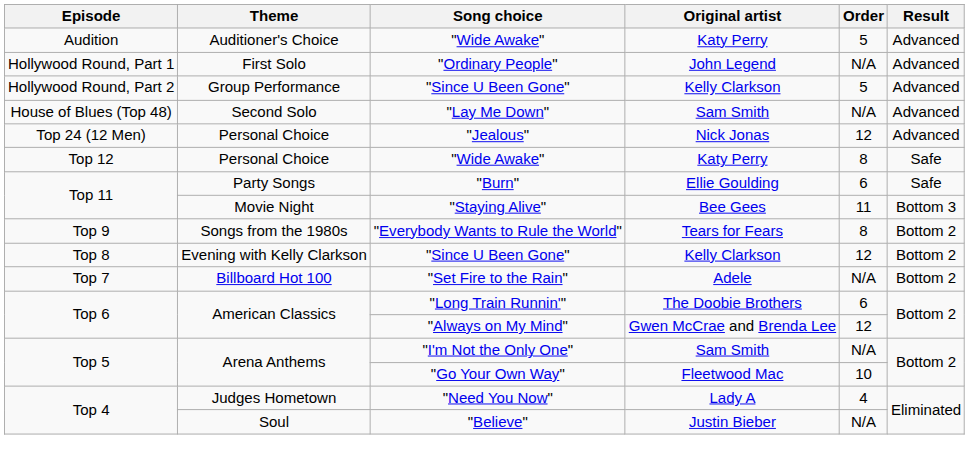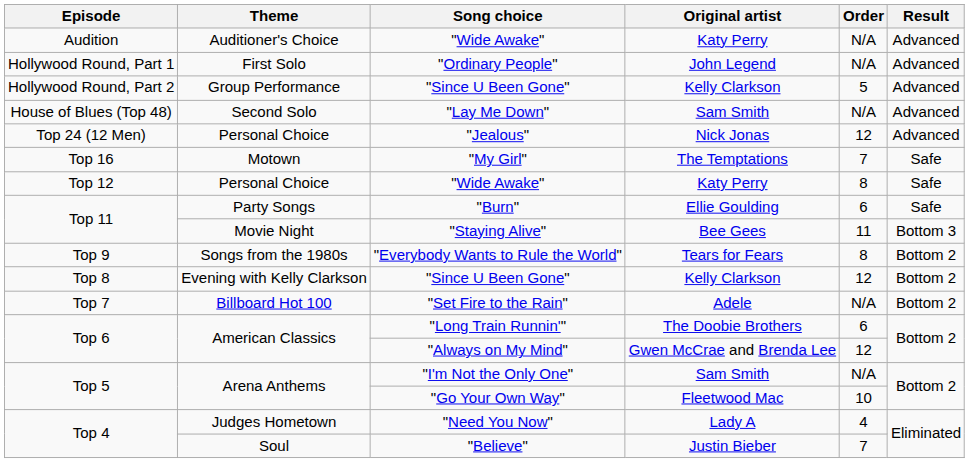(864, 40) 5 -> (864, 40) N/A
+ row: (274, 159)
(864, 421) N/A -> (864, 445) 7
